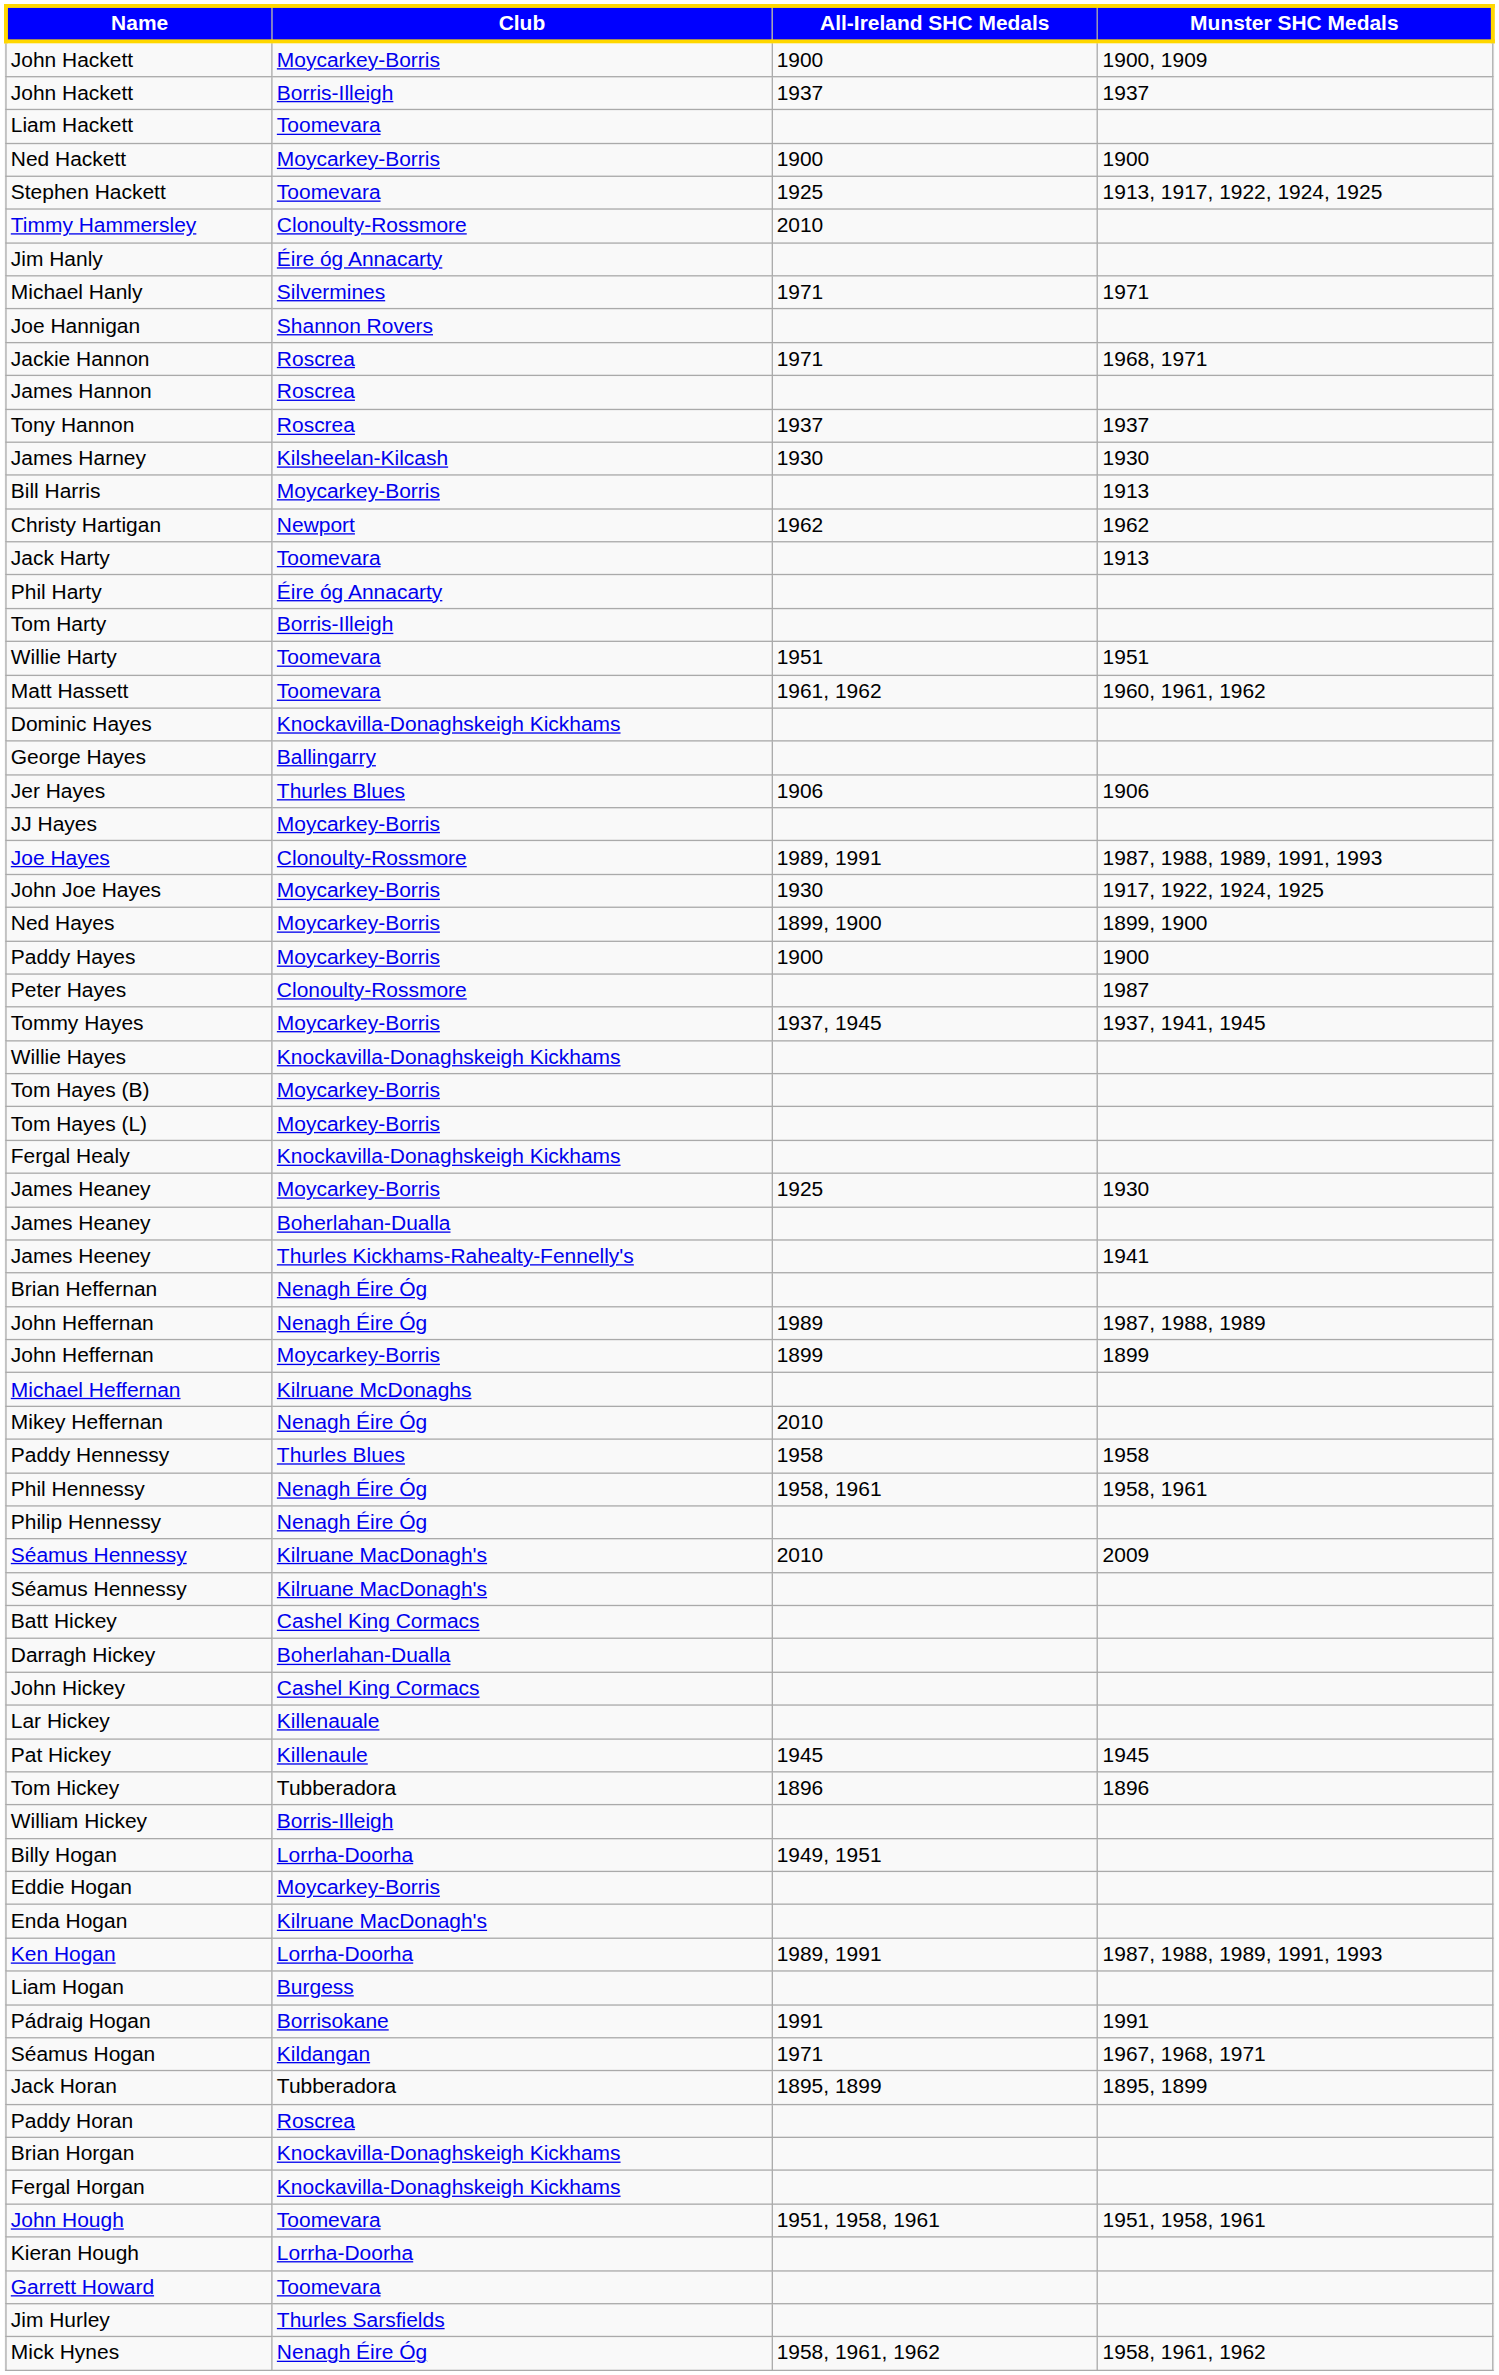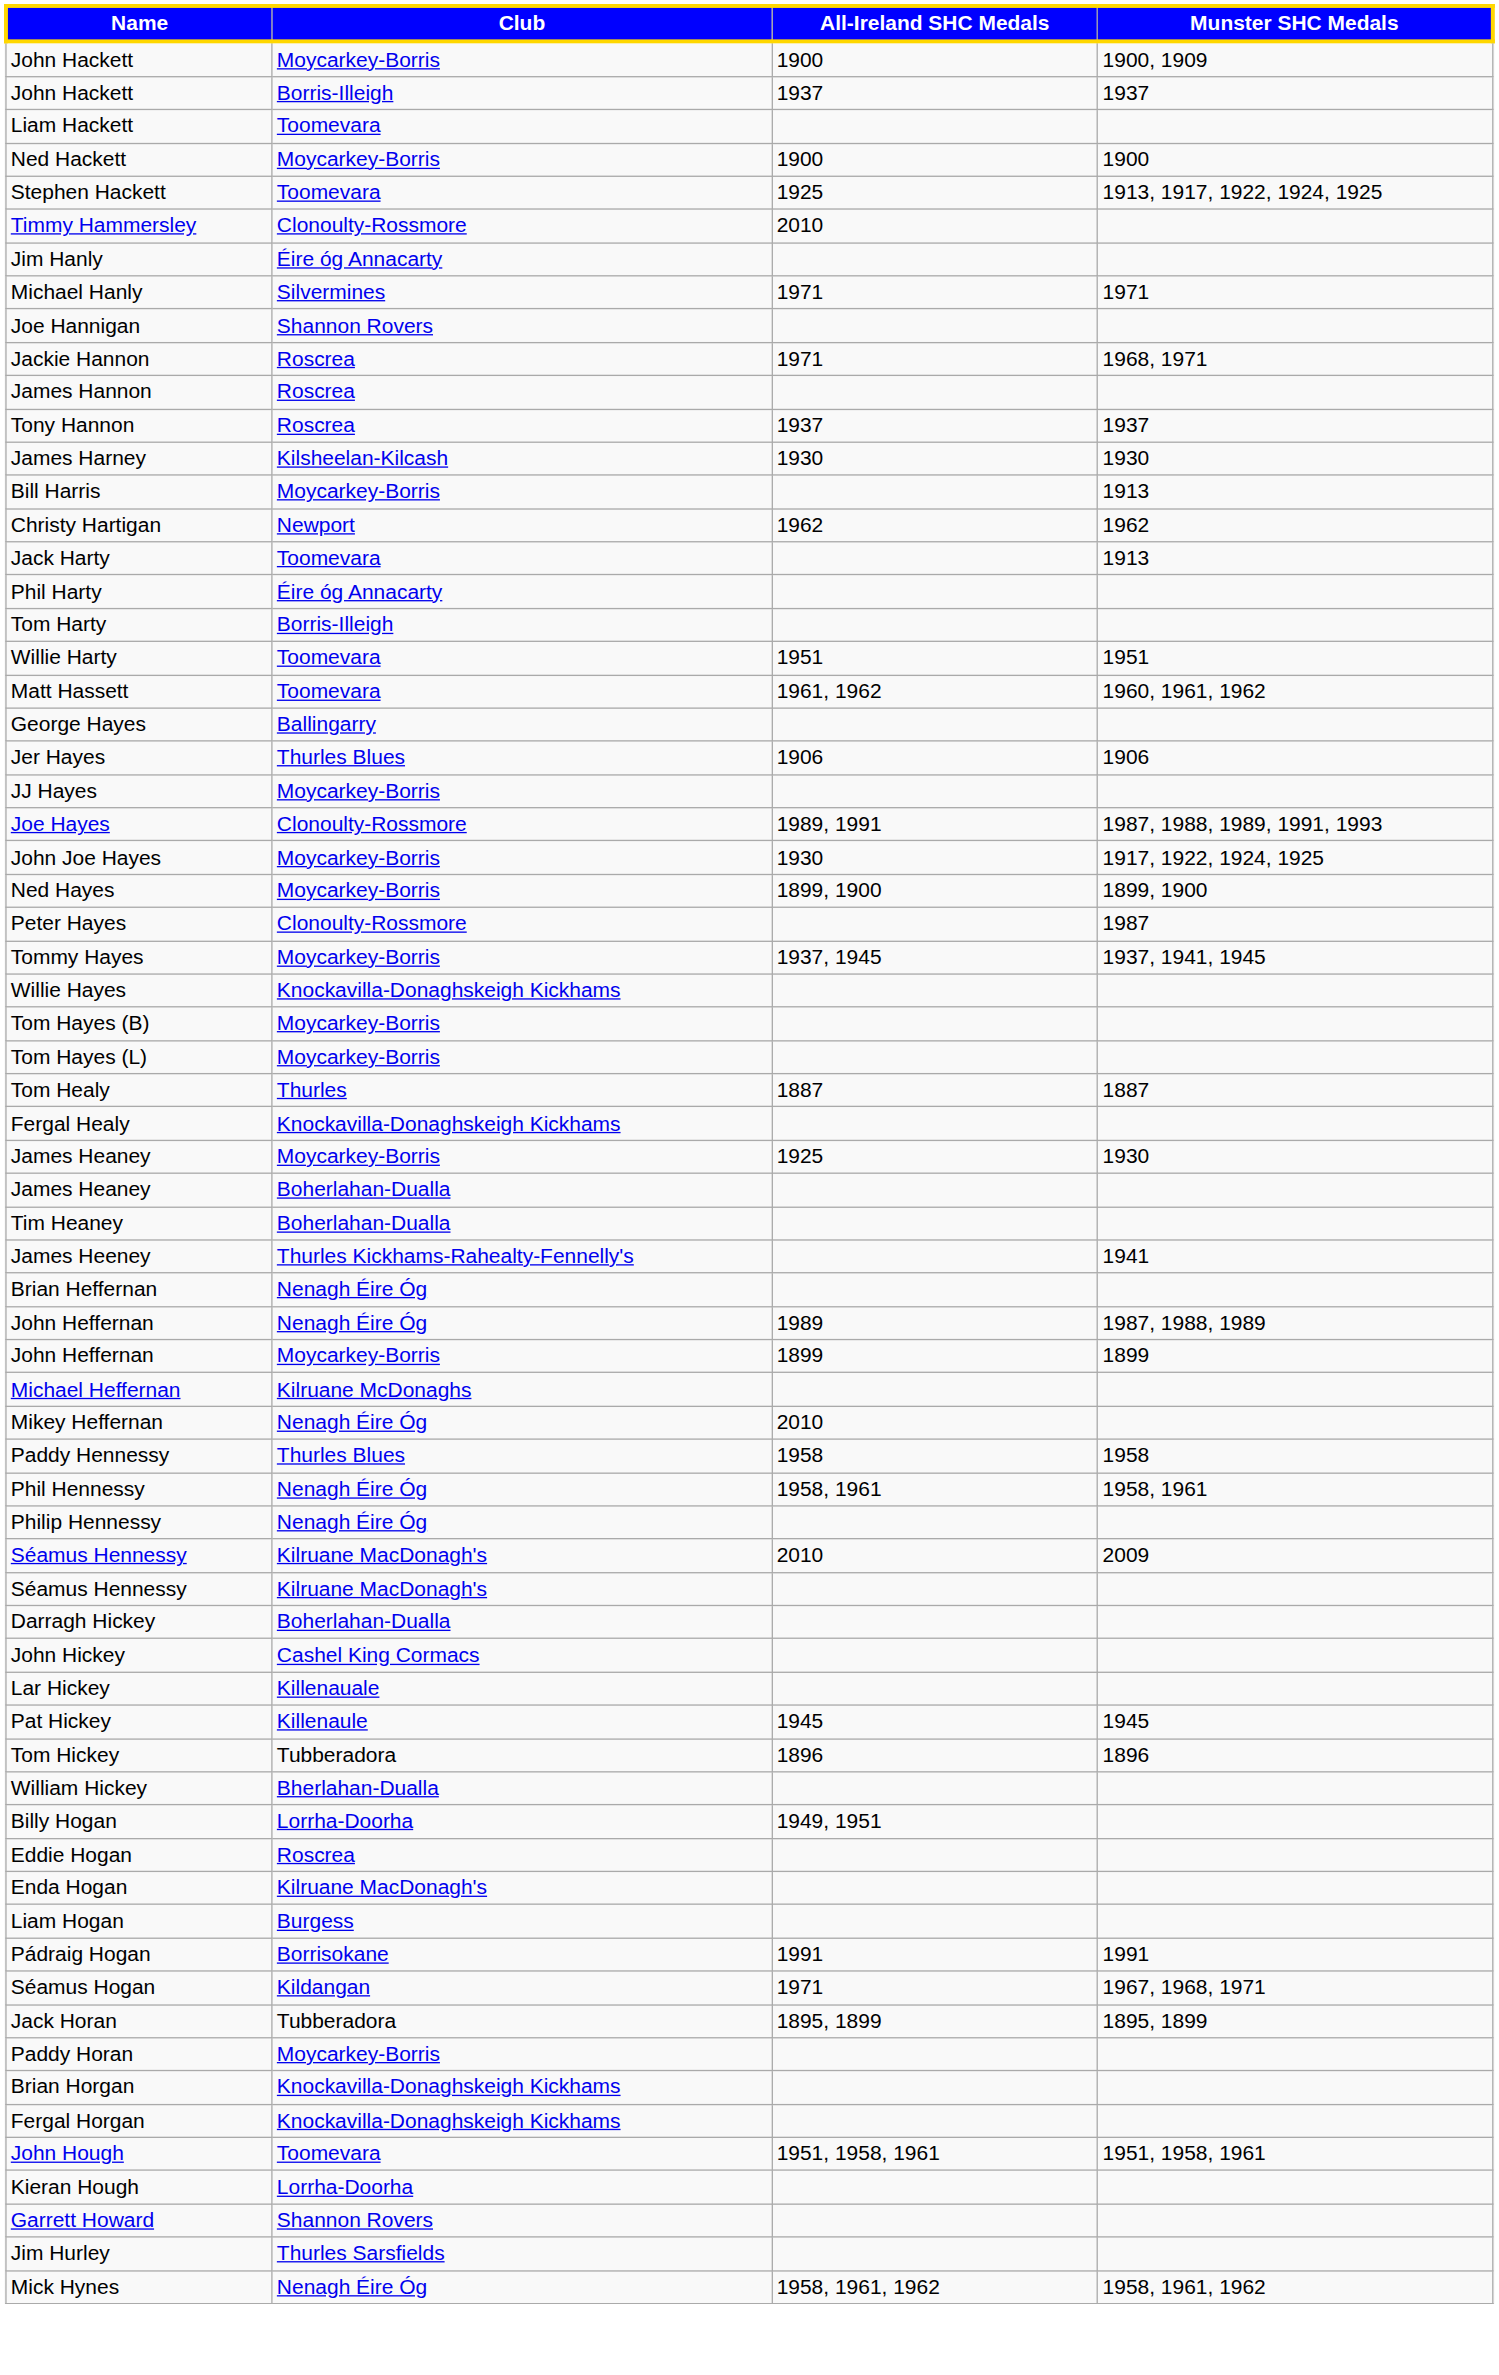- row: (81, 724)
- row: (73, 957)
+ row: (60, 1090)
+ row: (67, 1223)
- row: (64, 1621)
(335, 1821) Borris-Illeigh -> (358, 1788) Bherlahan-Dualla
(358, 1887) Moycarkey-Borris -> (316, 1854) Roscrea
- row: (63, 1954)
(316, 2120) Roscrea -> (358, 2054) Moycarkey-Borris
(329, 2286) Toomevara -> (355, 2220) Shannon Rovers
